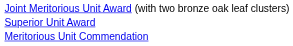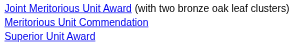rows swapped: (76, 37) <-> (50, 22)
